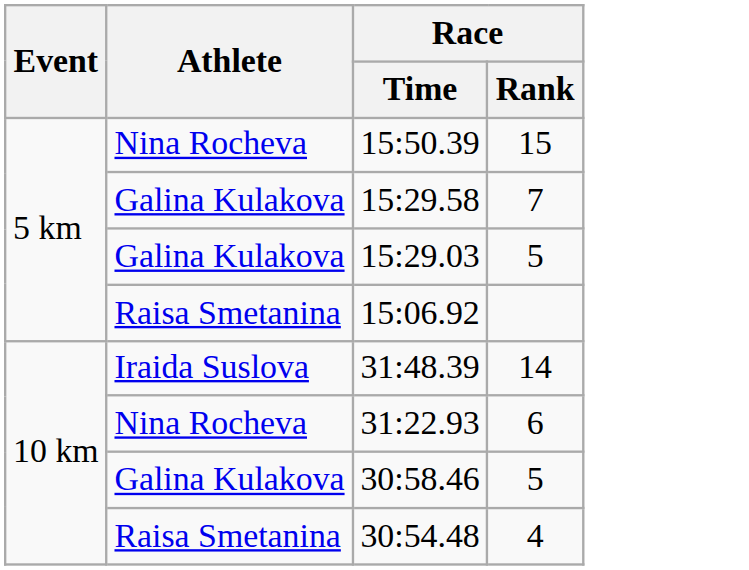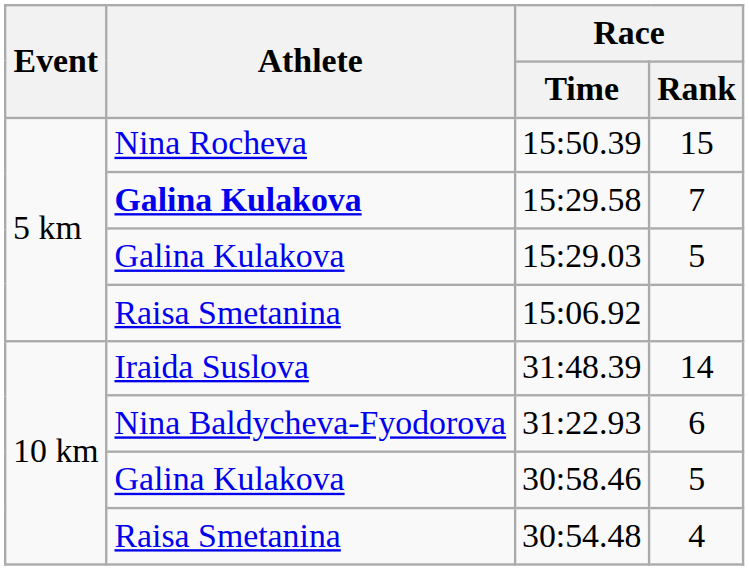(230, 200) normal -> (238, 200) bold
(211, 423) Nina Rocheva -> (310, 423) Nina Baldycheva-Fyodorova
